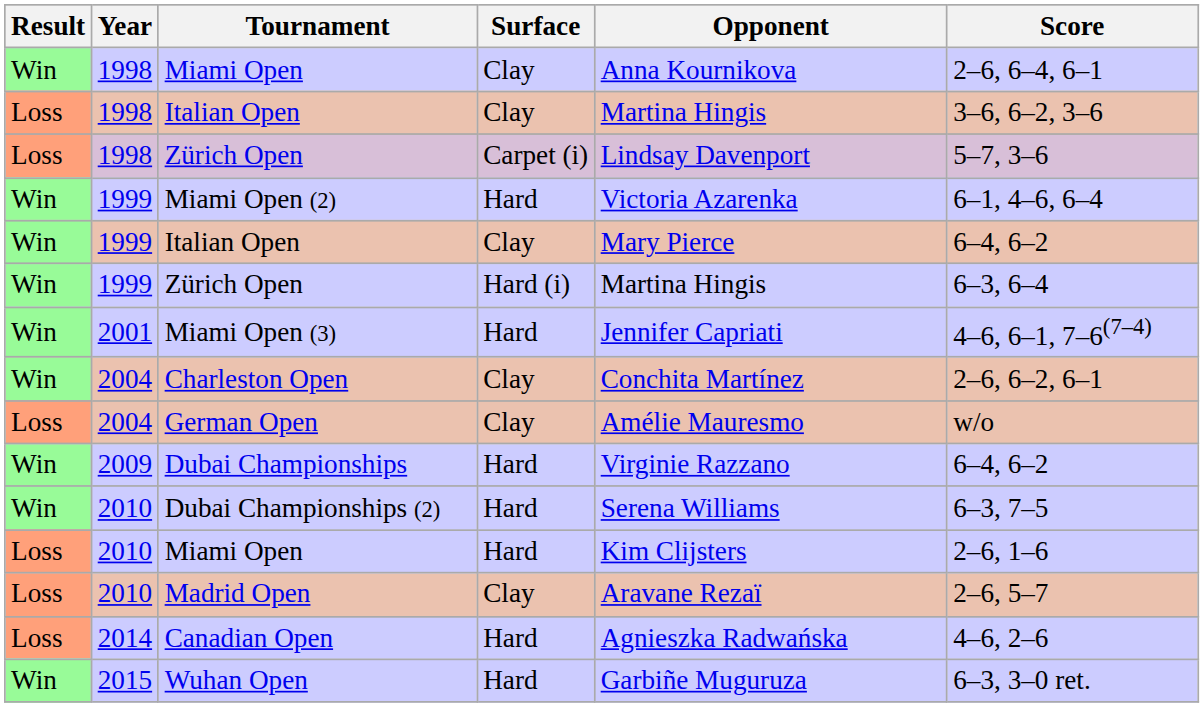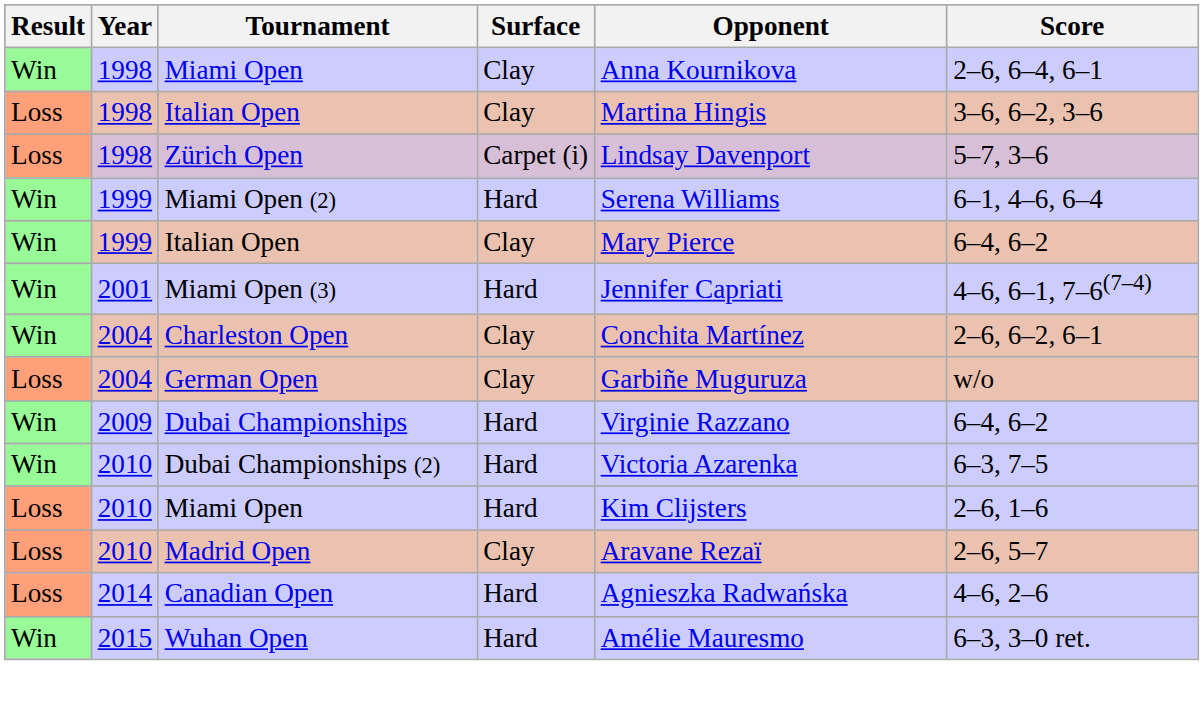(699, 198) Victoria Azarenka -> (690, 198) Serena Williams
- row: (125, 284)
(702, 421) Amélie Mauresmo -> (704, 378) Garbiñe Muguruza
(690, 507) Serena Williams -> (699, 464) Victoria Azarenka
(704, 680) Garbiñe Muguruza -> (702, 637) Amélie Mauresmo
